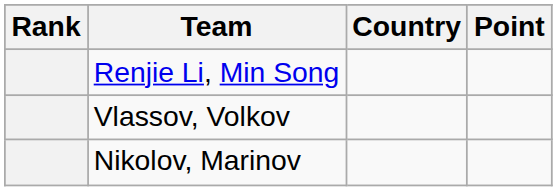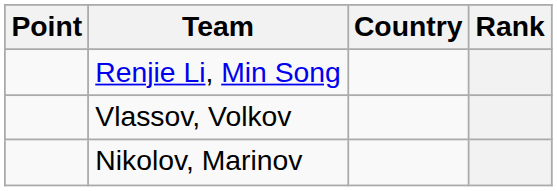columns swapped: (46, 26) <-> (509, 26)
